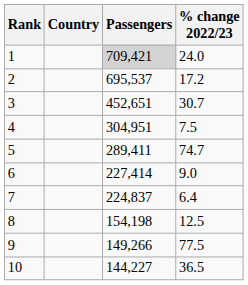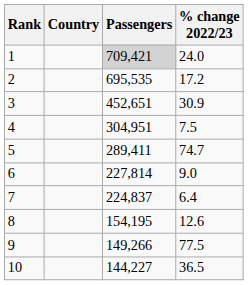(129, 80) 695,537 -> (129, 80) 695,535
(192, 104) 30.7 -> (192, 104) 30.9
(129, 174) 227,414 -> (129, 174) 227,814
(129, 221) 154,198 -> (129, 221) 154,195
(192, 221) 12.5 -> (192, 221) 12.6
